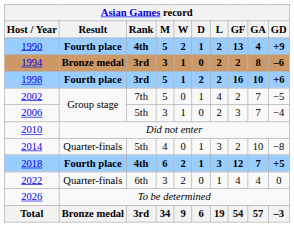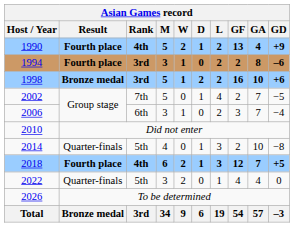(93, 63) Bronze medal -> (93, 63) Fourth place
(93, 79) Fourth place -> (93, 79) Bronze medal
(141, 113) 5th -> (141, 113) 6th
(141, 180) 6th -> (141, 180) 5th
